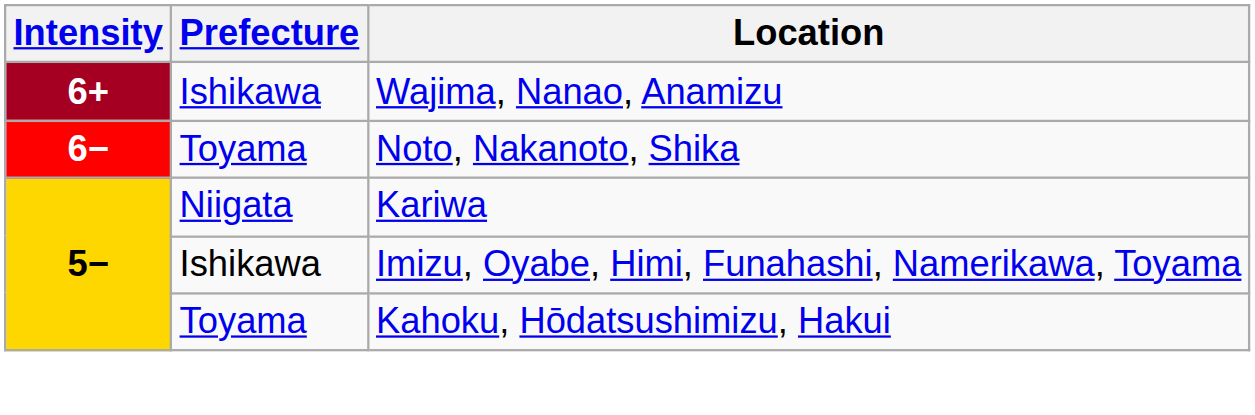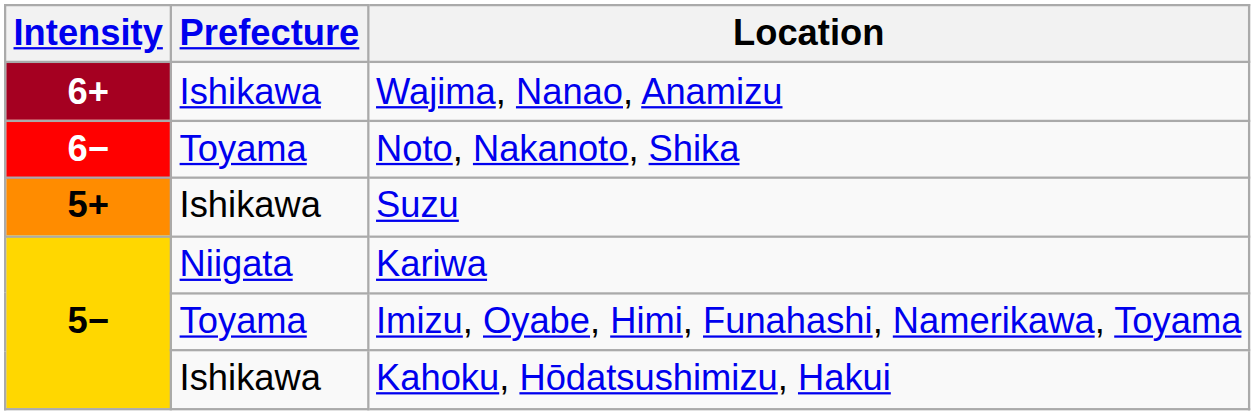+ row: (417, 206)
(250, 263) Ishikawa -> (243, 321) Toyama
(243, 321) Toyama -> (250, 378) Ishikawa
